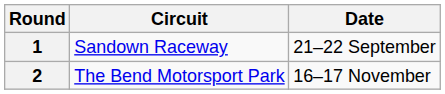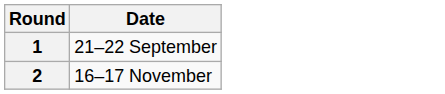- column: (179, 18)
